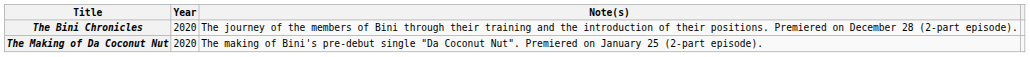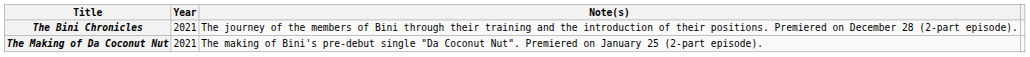(185, 28) 2020 -> (185, 28) 2021
(185, 44) 2020 -> (185, 44) 2021
